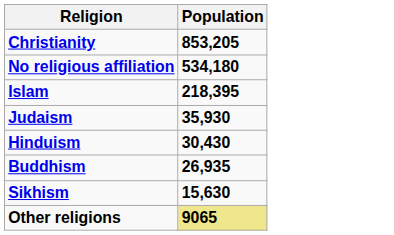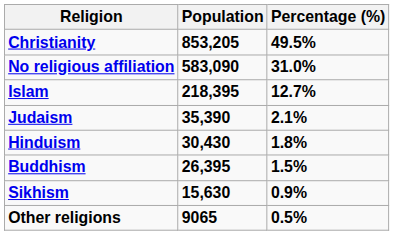+ column: (328, 17)
(210, 67) 534,180 -> (210, 67) 583,090
(206, 117) 35,930 -> (206, 117) 35,390
(206, 167) 26,935 -> (206, 167) 26,395
(199, 218) khaki background -> (199, 218) no background
